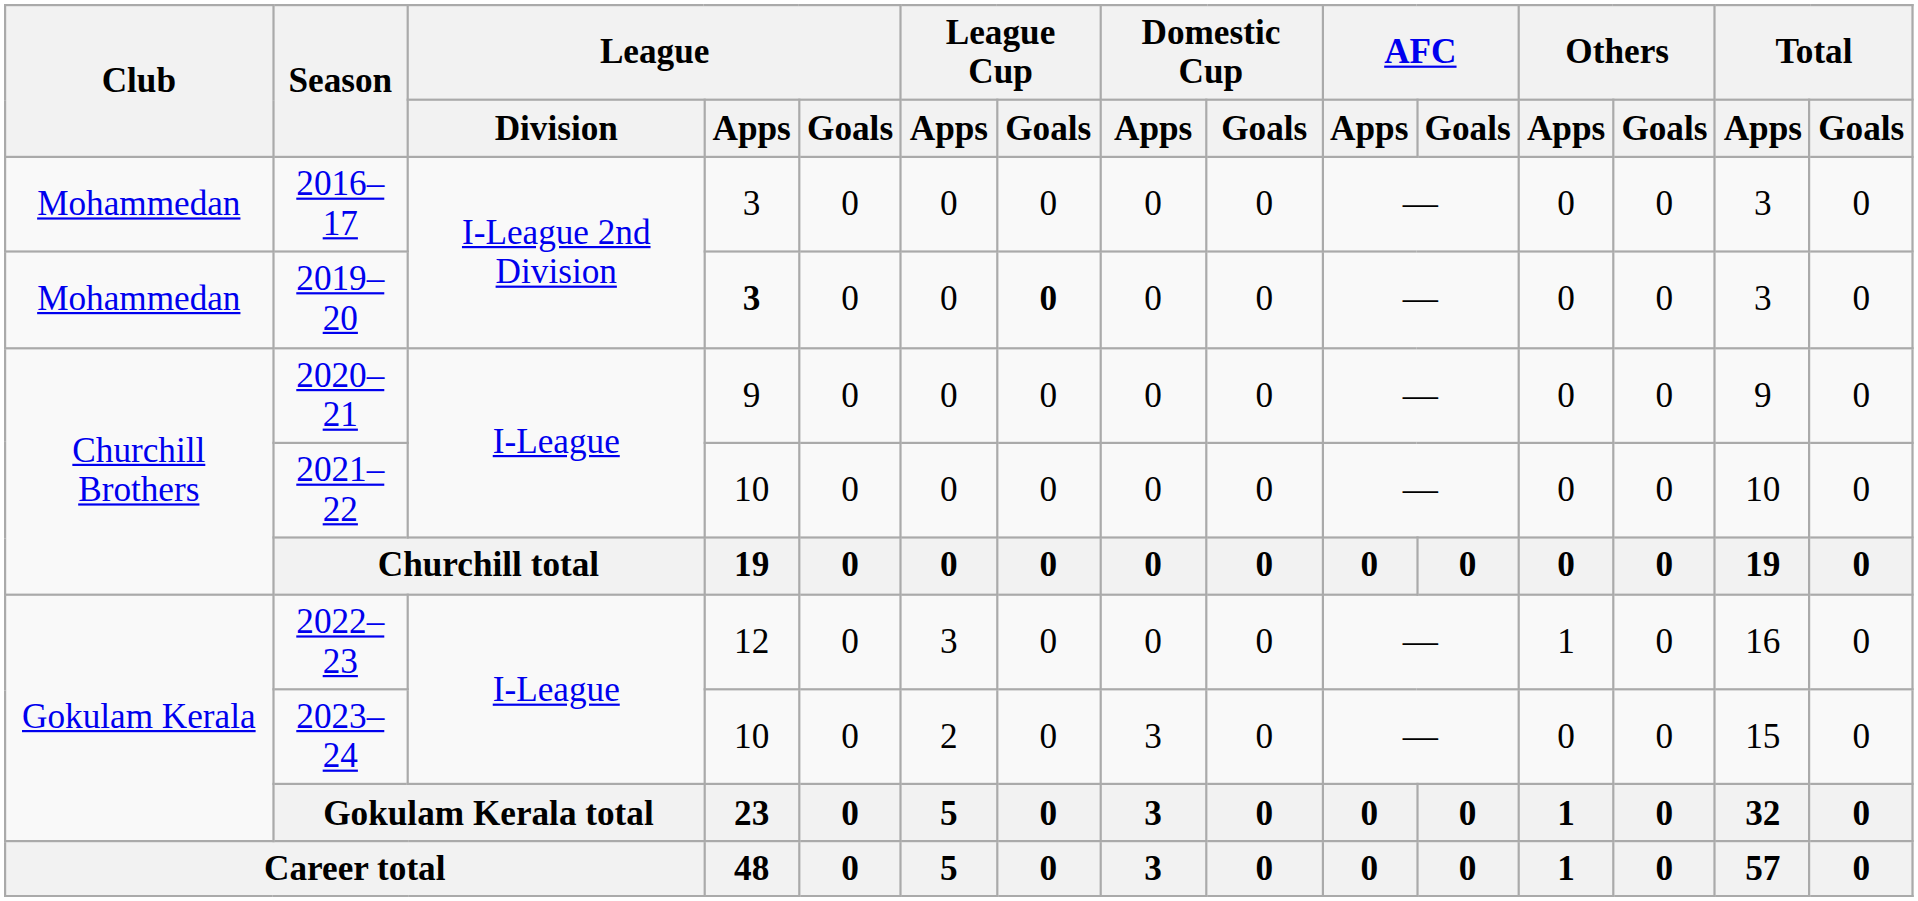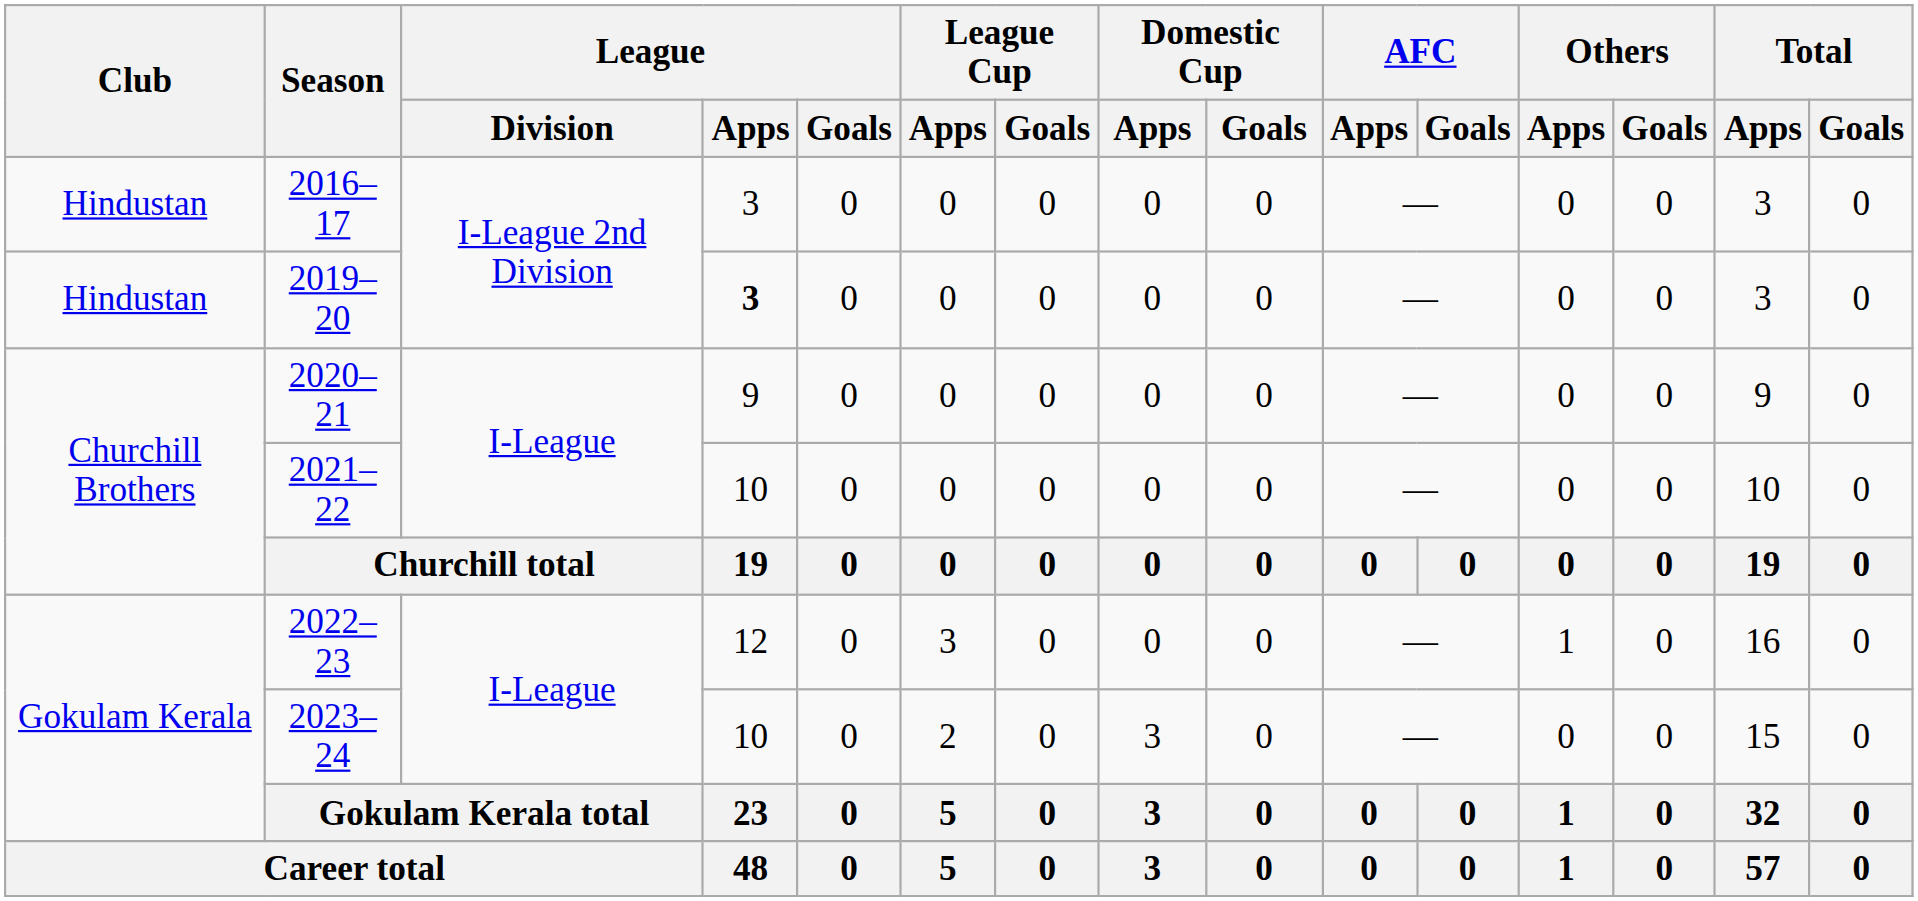(139, 203) Mohammedan -> (135, 203) Hindustan
(139, 298) Mohammedan -> (135, 298) Hindustan
(1048, 298) bold -> (1047, 298) normal
